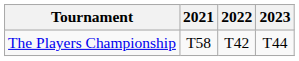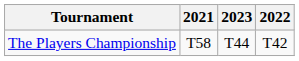columns swapped: (237, 17) <-> (275, 17)
